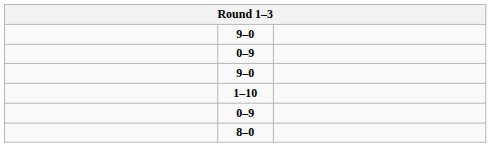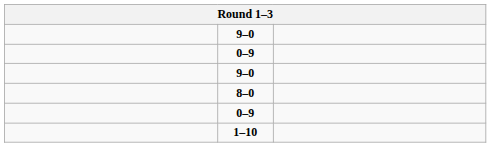rows swapped: (111, 94) <-> (111, 133)
